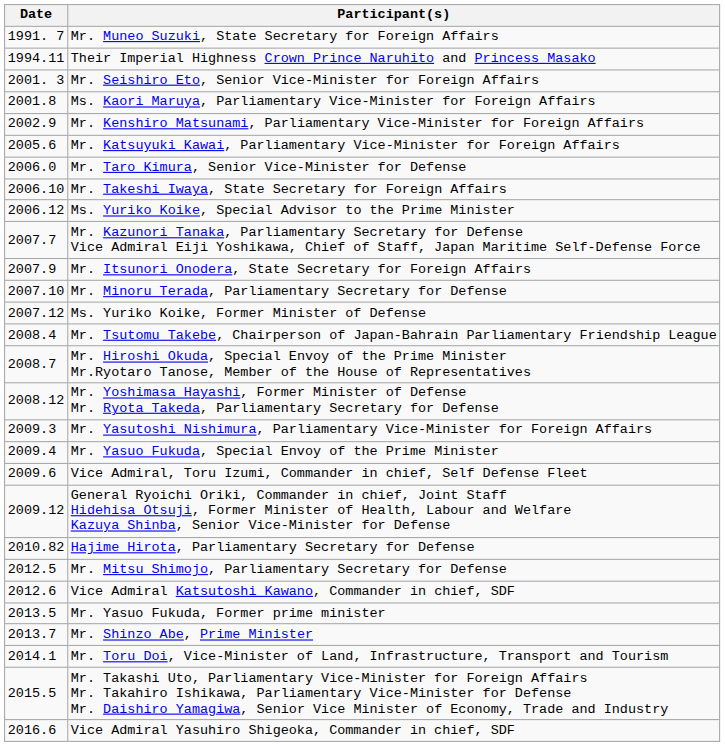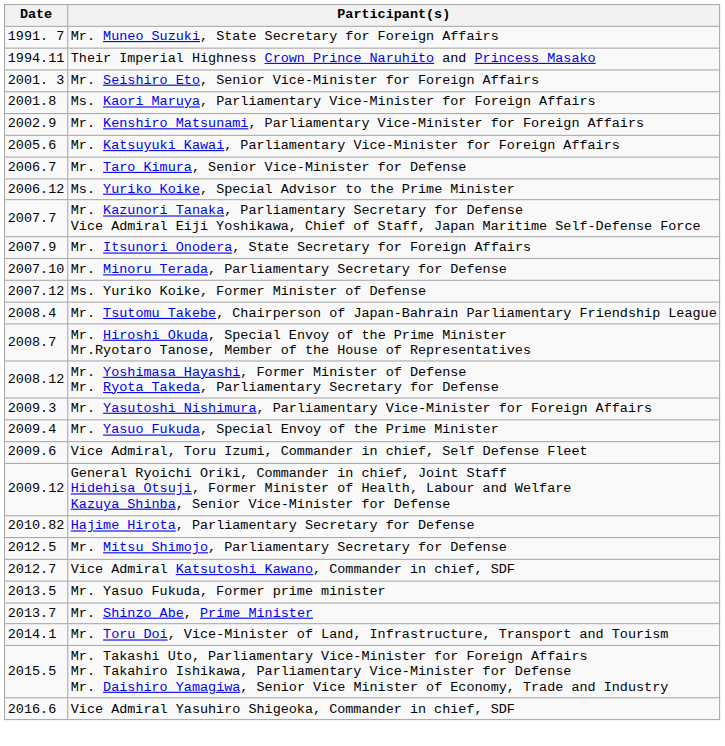(32, 168) 2006.0 -> (32, 168) 2006.7
- row: (289, 190)
(32, 592) 2012.6 -> (32, 570) 2012.7
